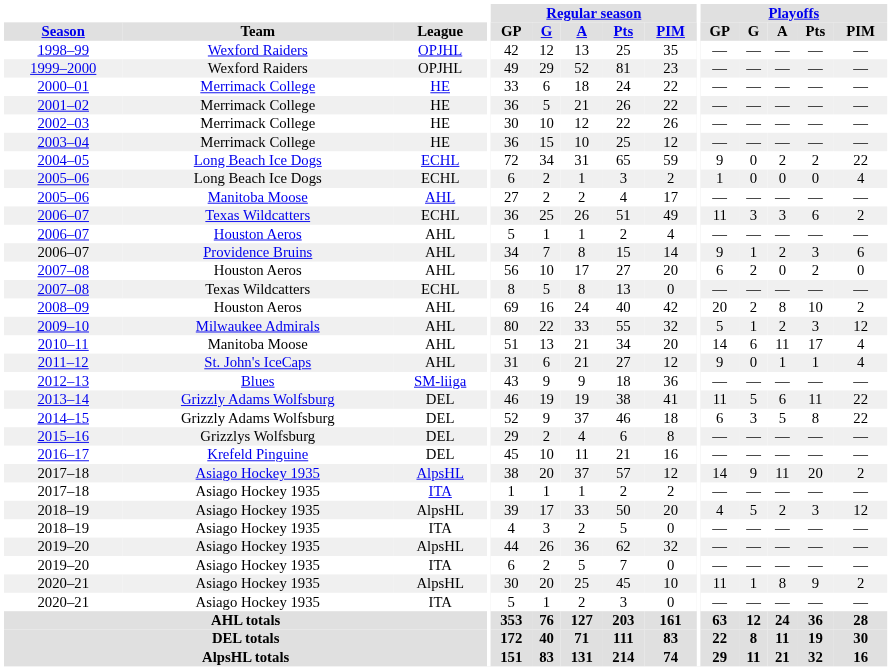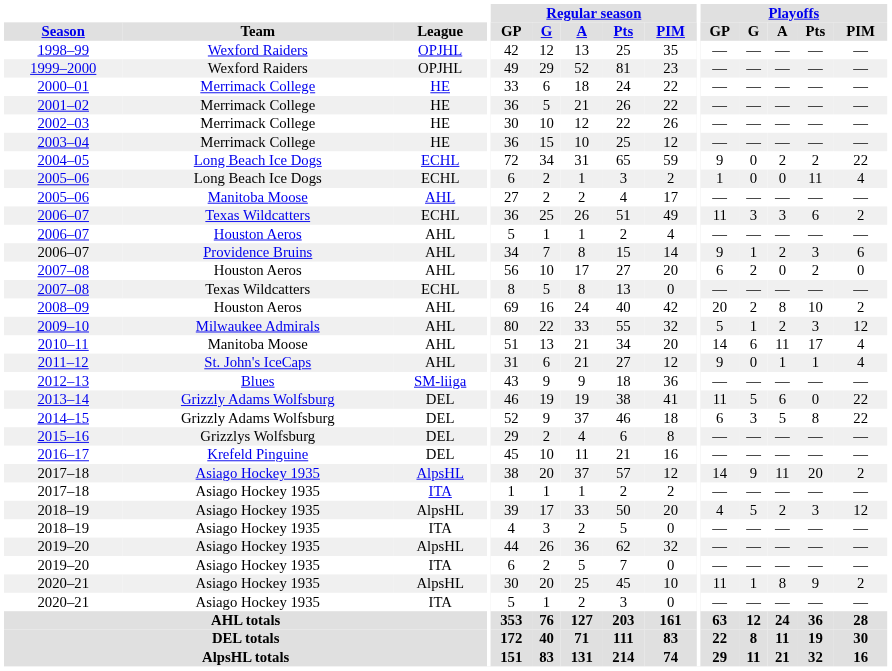(815, 178) 0 -> (815, 178) 11
(815, 399) 11 -> (815, 399) 0
